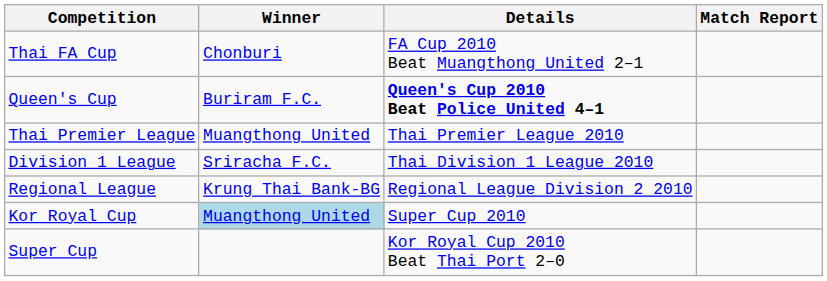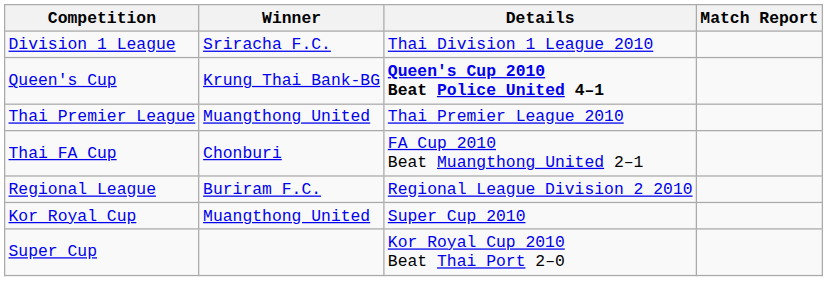rows swapped: (63, 54) <-> (92, 163)
(262, 100) Buriram F.C. -> (292, 81) Krung Thai Bank-BG
(292, 189) Krung Thai Bank-BG -> (262, 189) Buriram F.C.
(287, 216) lightblue background -> (287, 216) no background
